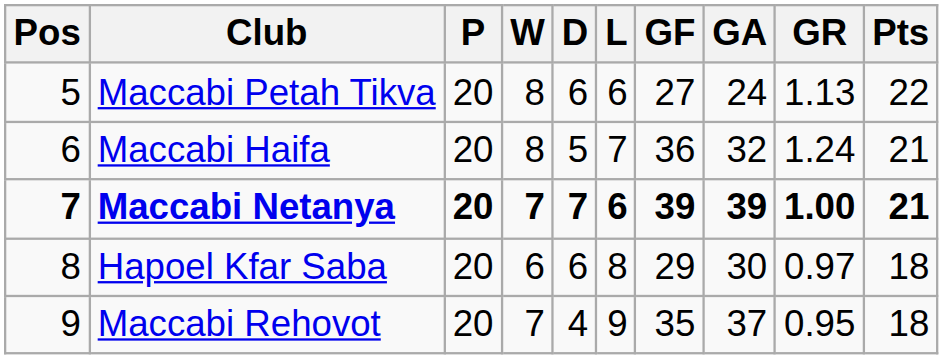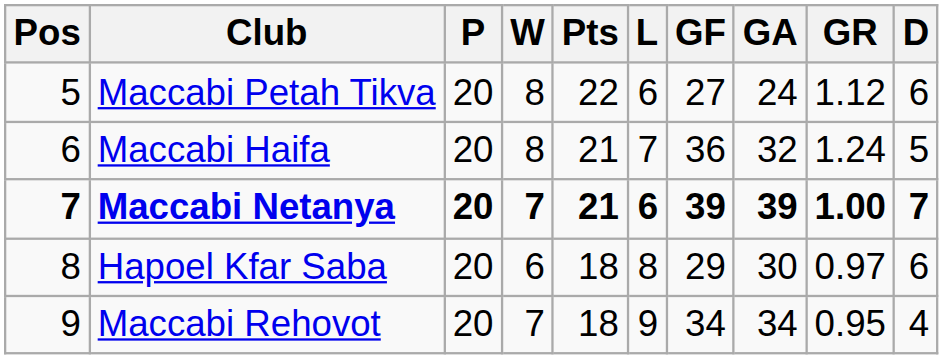columns swapped: (575, 33) <-> (901, 33)
(820, 91) 1.13 -> (850, 91) 1.12
(675, 324) 35 -> (705, 324) 34
(747, 324) 37 -> (777, 324) 34
